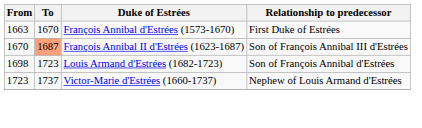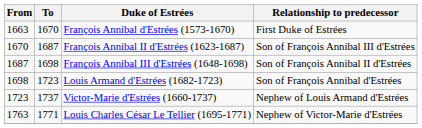(48, 47) lightsalmon background -> (48, 47) no background
+ row: (156, 64)
+ row: (157, 115)
